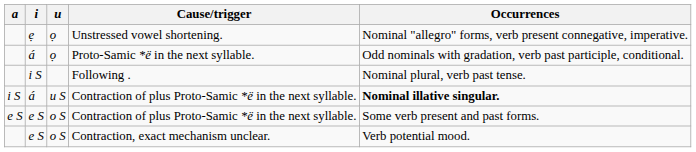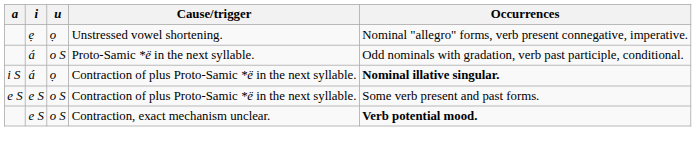(53, 55) ọ -> (58, 55) o S
- row: (35, 75)
(58, 95) u S -> (53, 75) ọ
(416, 136) normal -> (420, 116) bold
